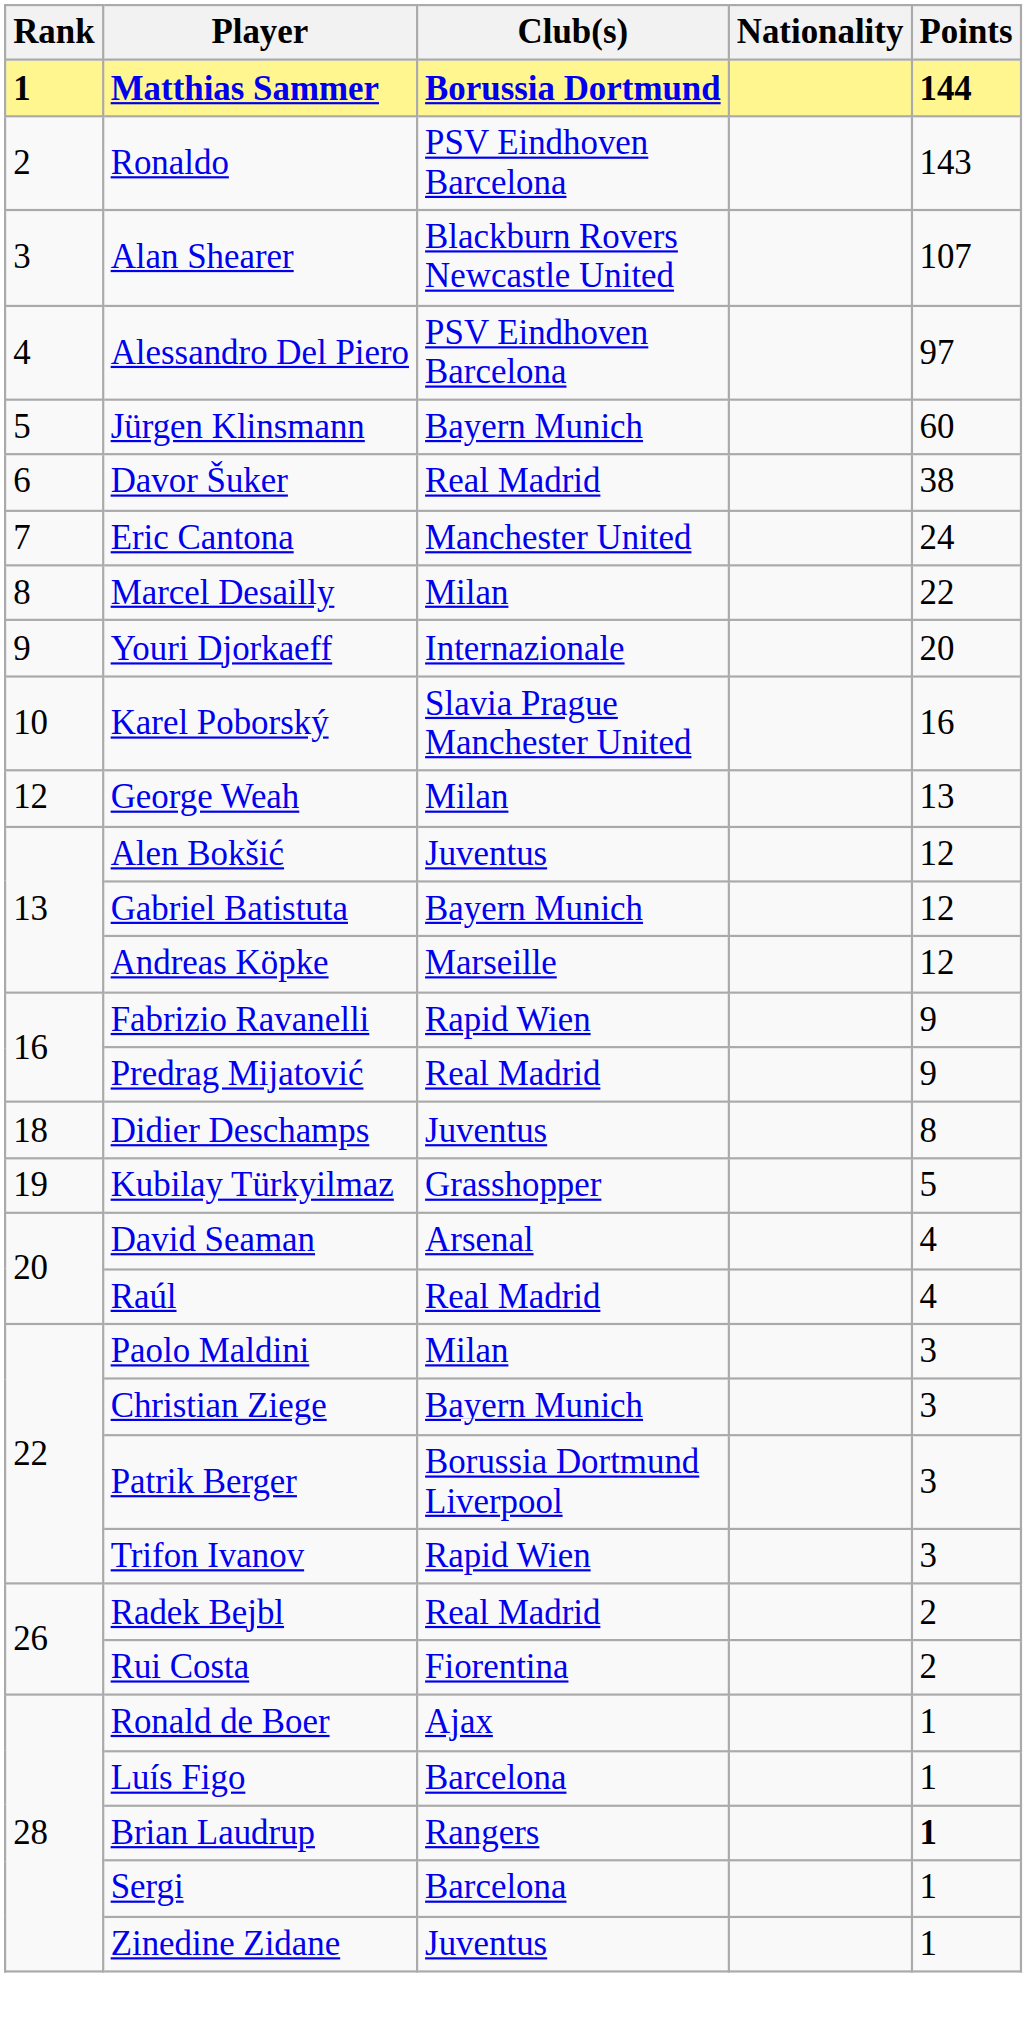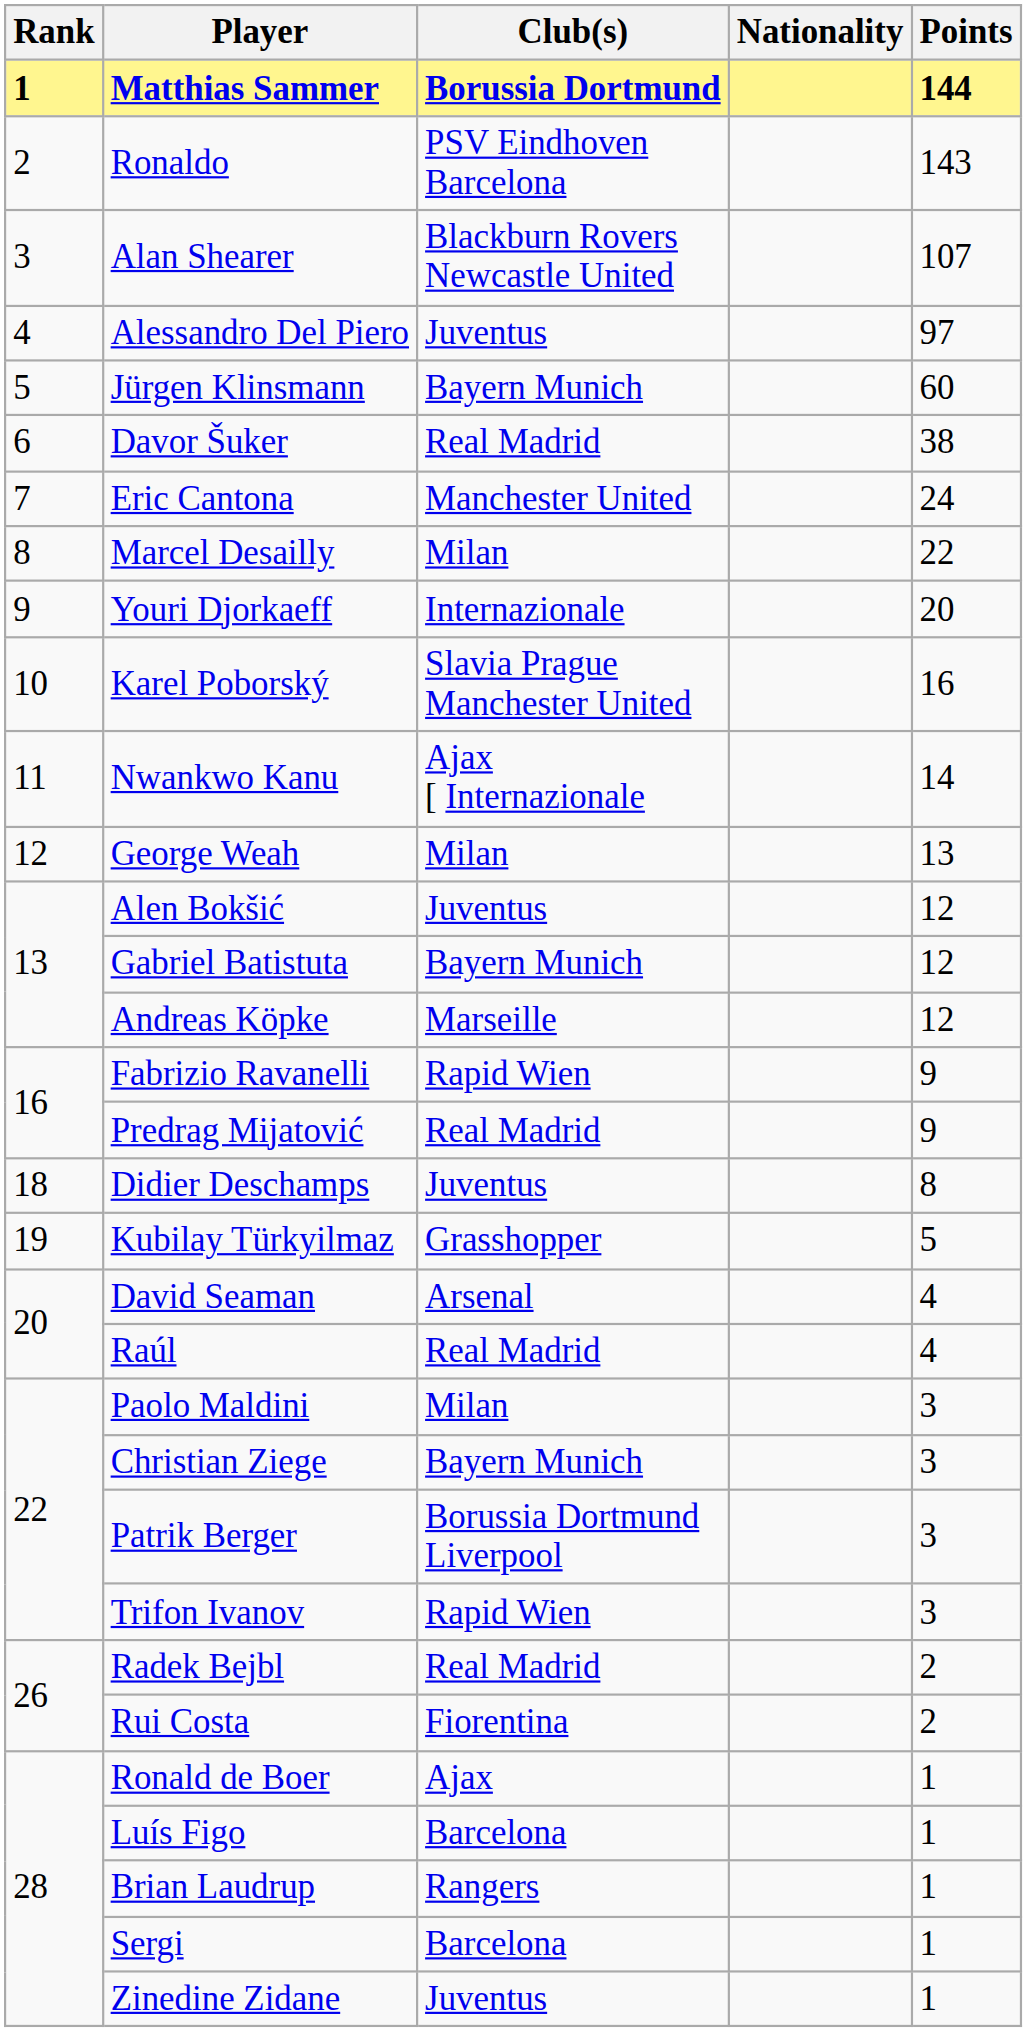(537, 351) PSV Eindhoven Barcelona -> (486, 331) Juventus
+ row: (224, 777)
(928, 1832) bold -> (928, 1887) normal
